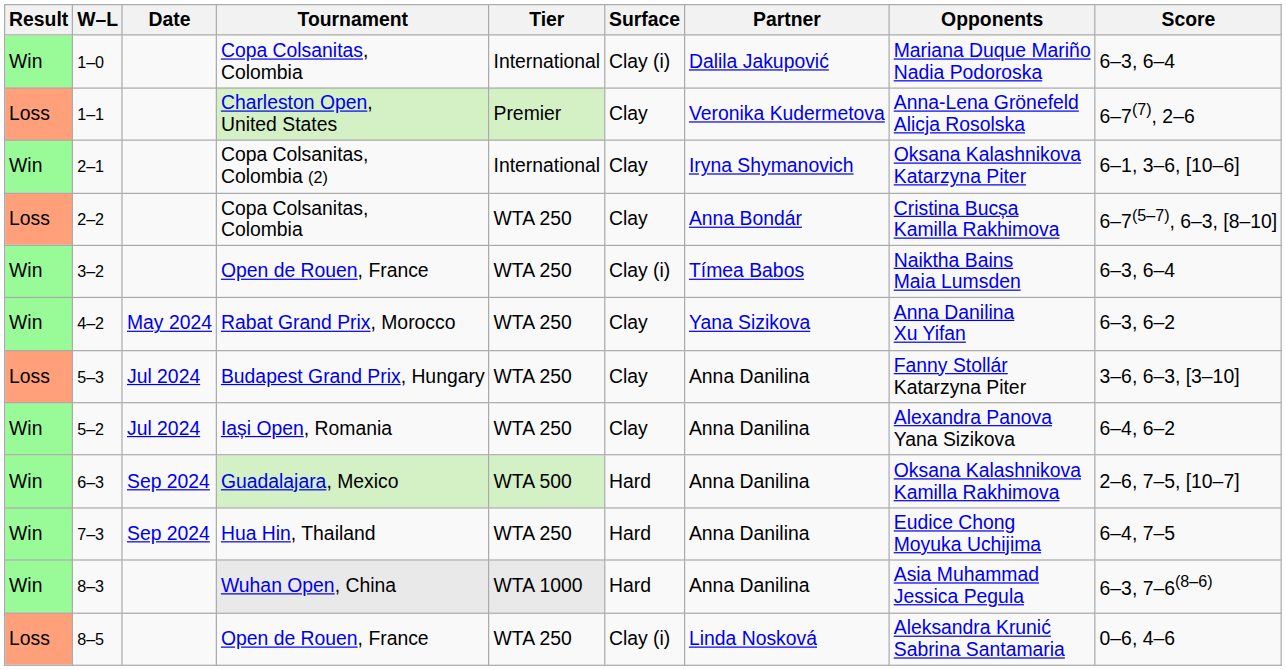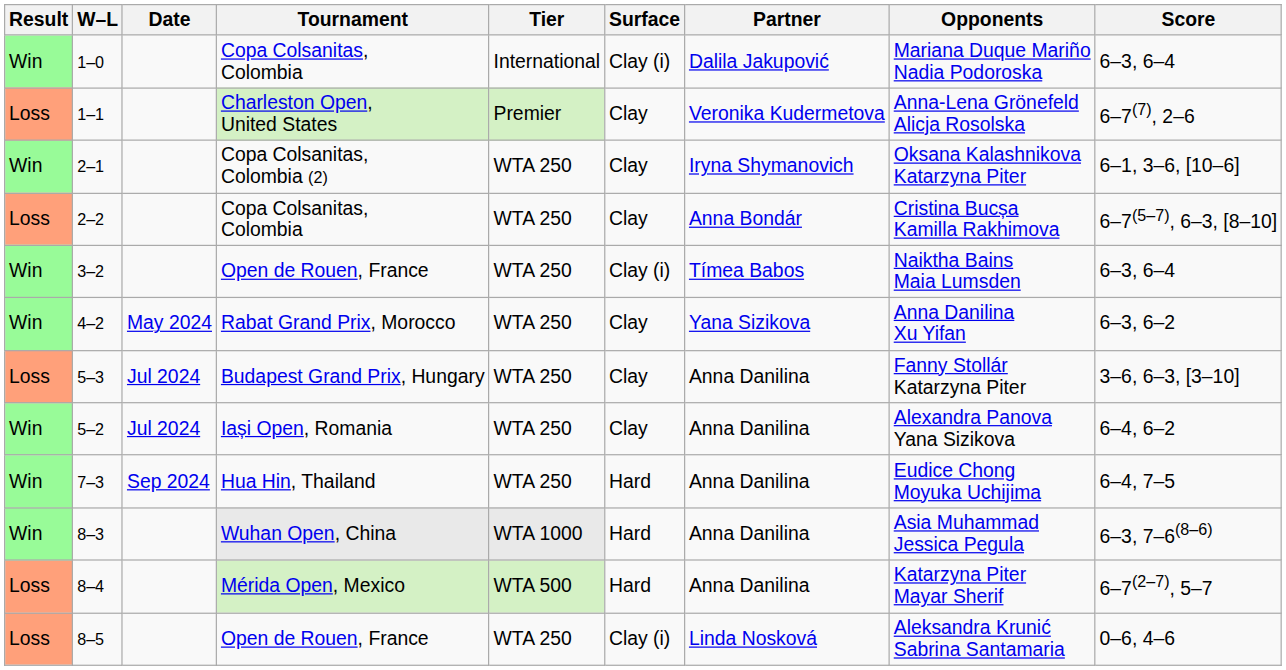(547, 166) International -> (533, 166) WTA 250
- row: (91, 482)
+ row: (91, 587)
